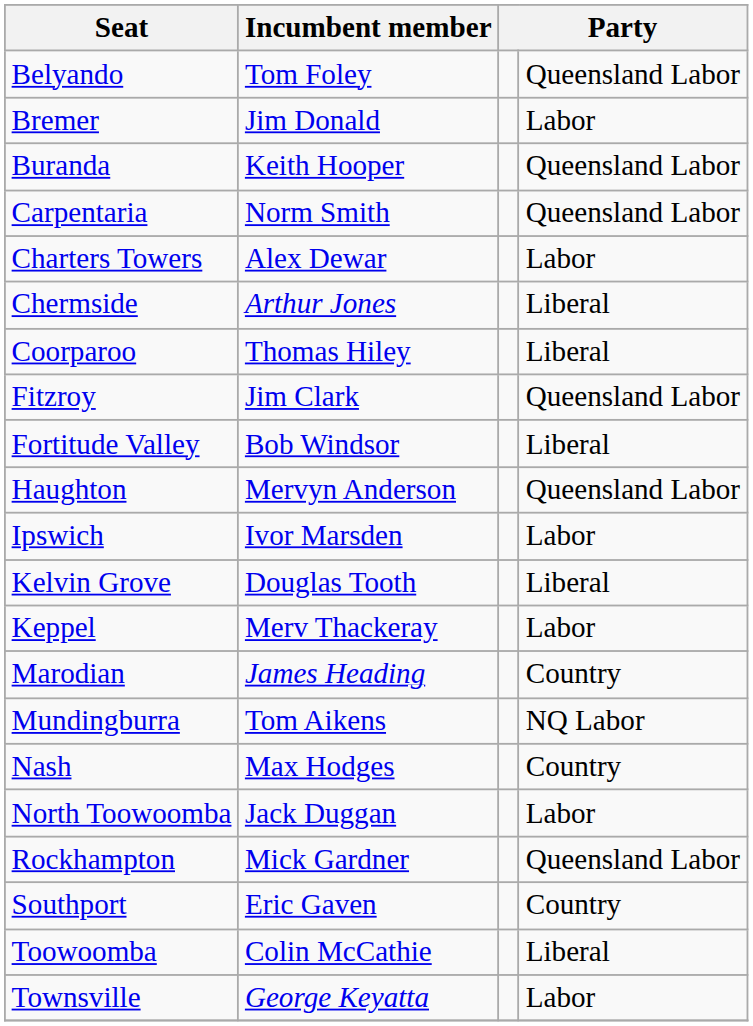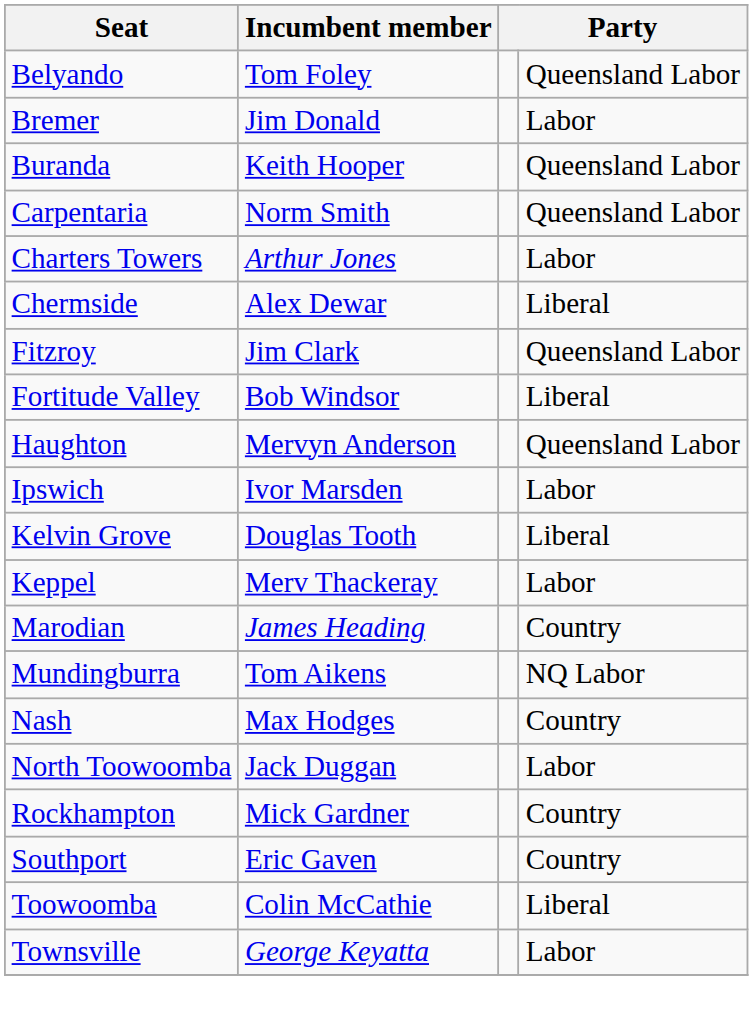(316, 258) Alex Dewar -> (321, 258) Arthur Jones
(321, 304) Arthur Jones -> (316, 304) Alex Dewar
- row: (74, 350)
(633, 858) Queensland Labor -> (573, 812) Country
